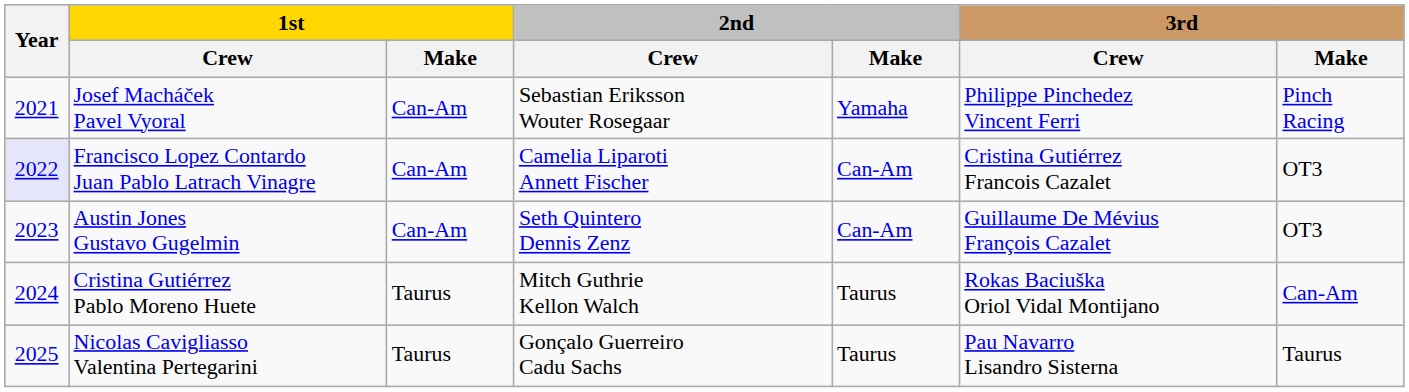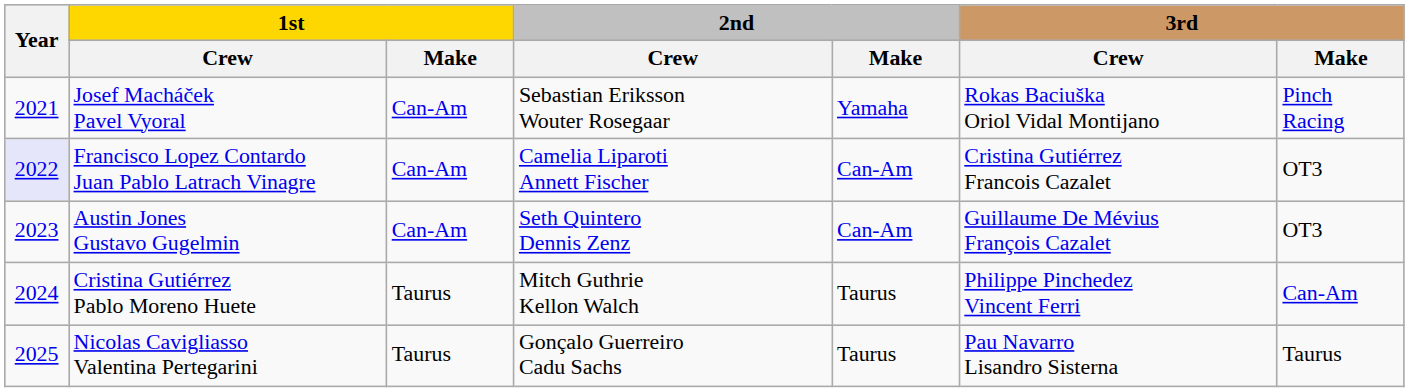(1049, 107) Philippe Pinchedez Vincent Ferri -> (1062, 107) Rokas Baciuška Oriol Vidal Montijano
(1062, 292) Rokas Baciuška Oriol Vidal Montijano -> (1049, 292) Philippe Pinchedez Vincent Ferri
